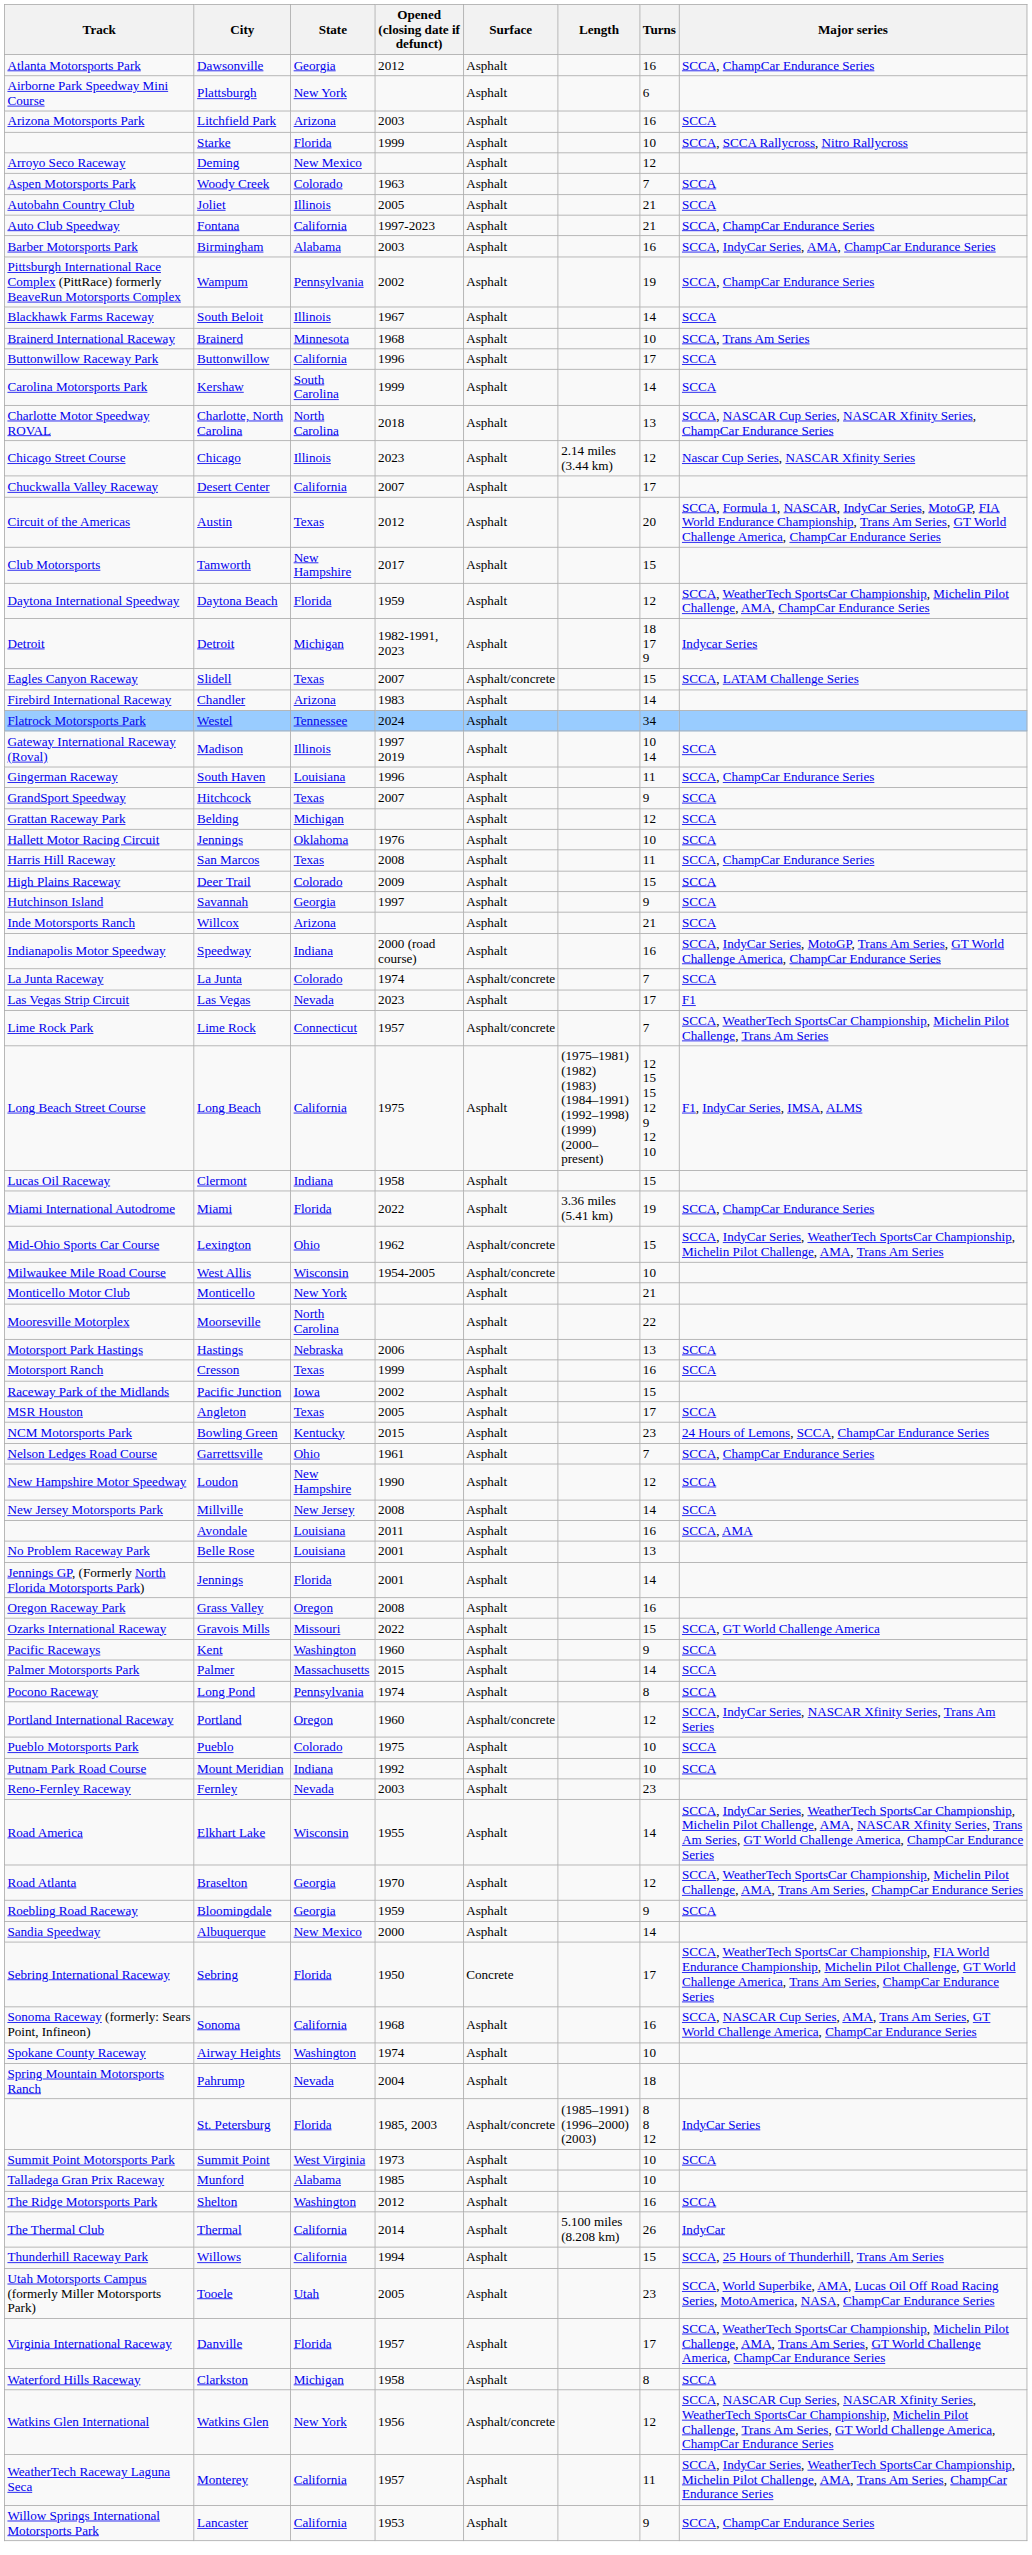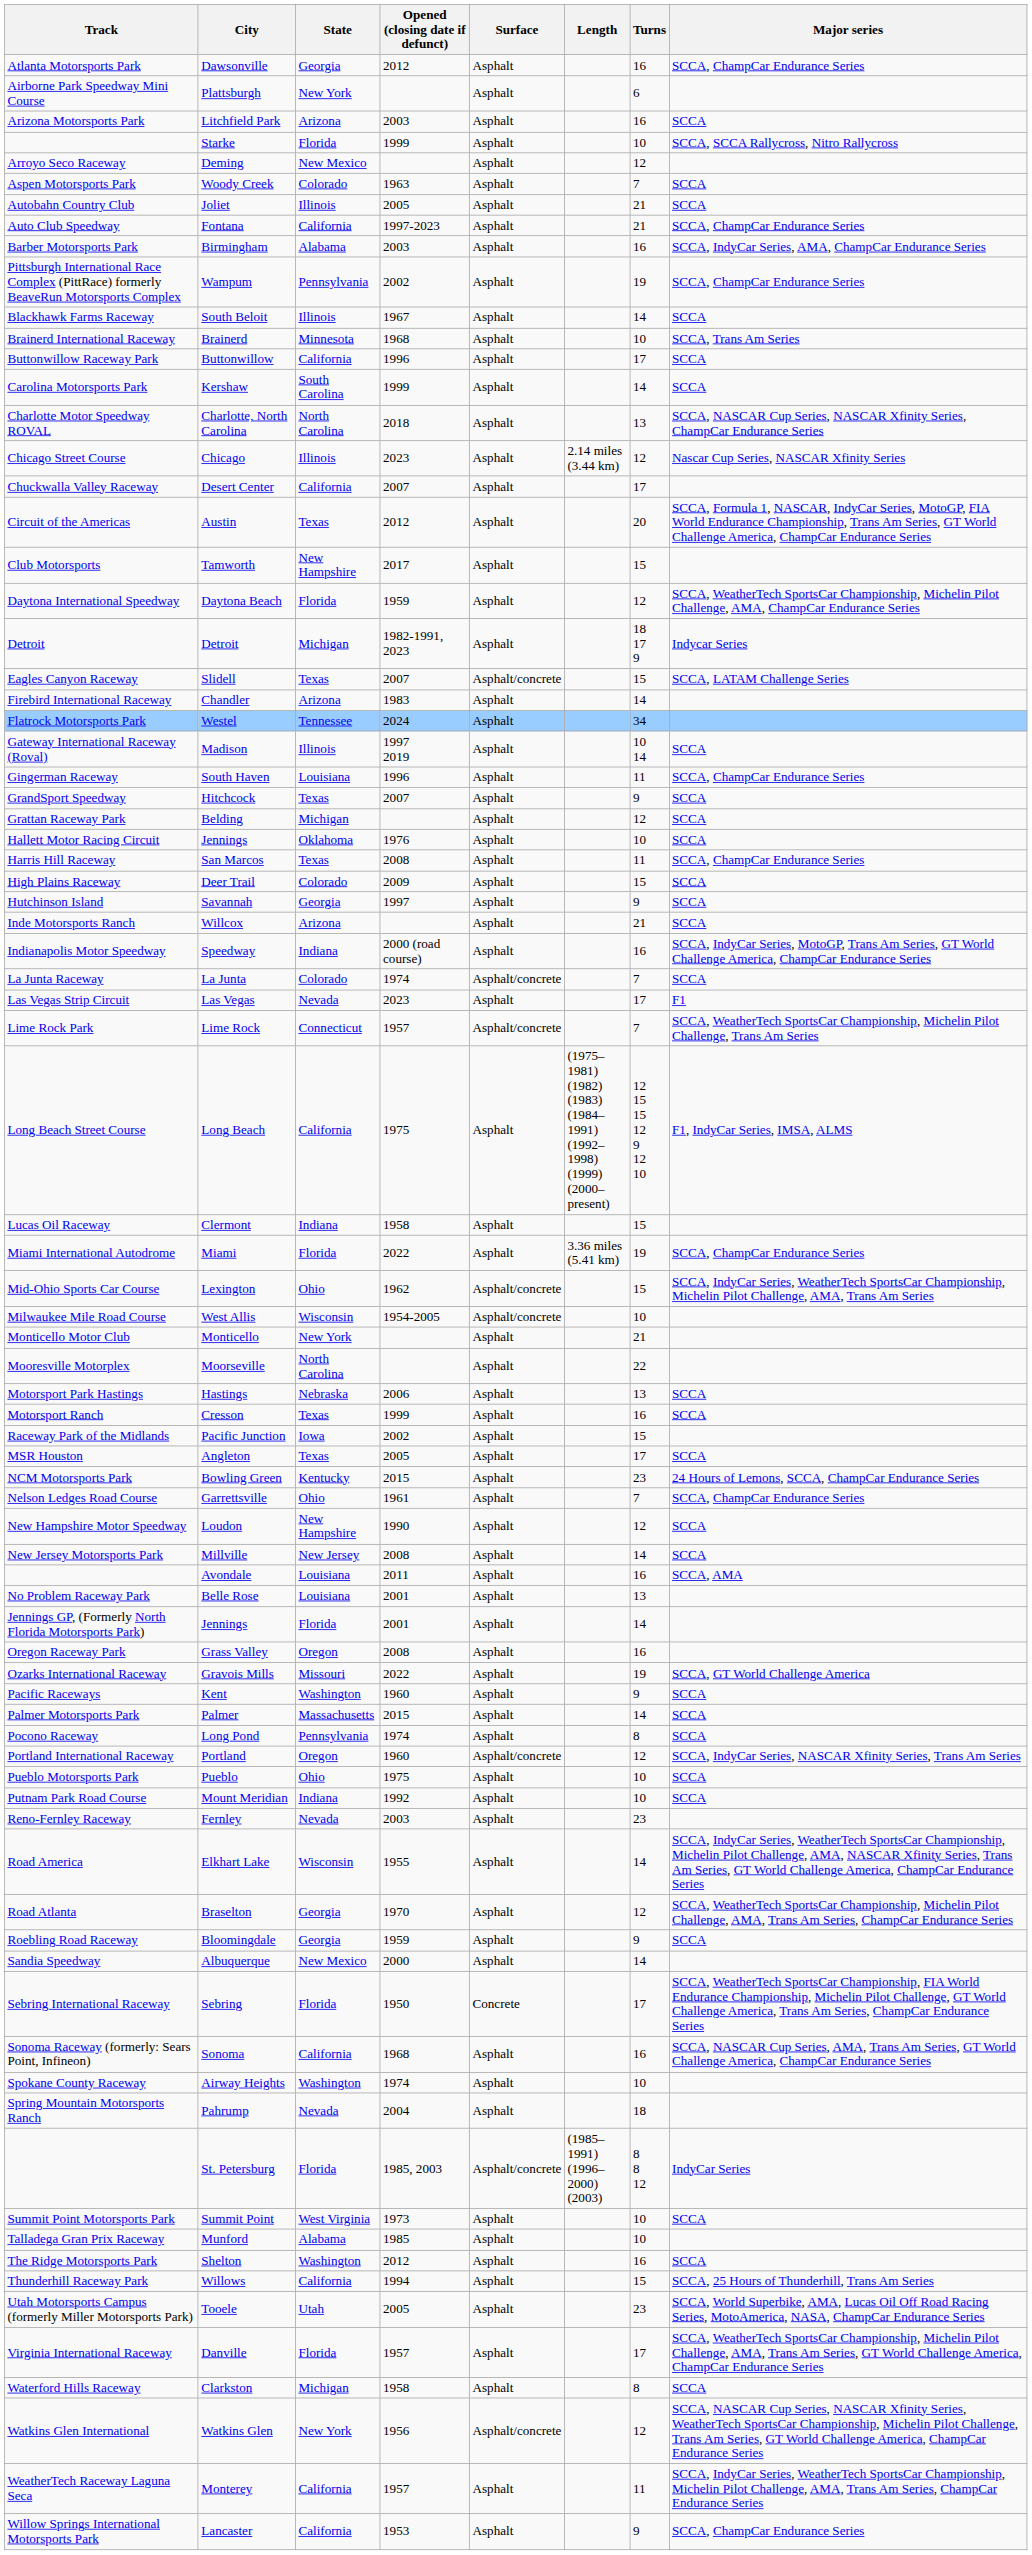(649, 1628) 15 -> (639, 1673) 19
(318, 1747) Colorado -> (312, 1777) Ohio
- row: (56, 2229)
